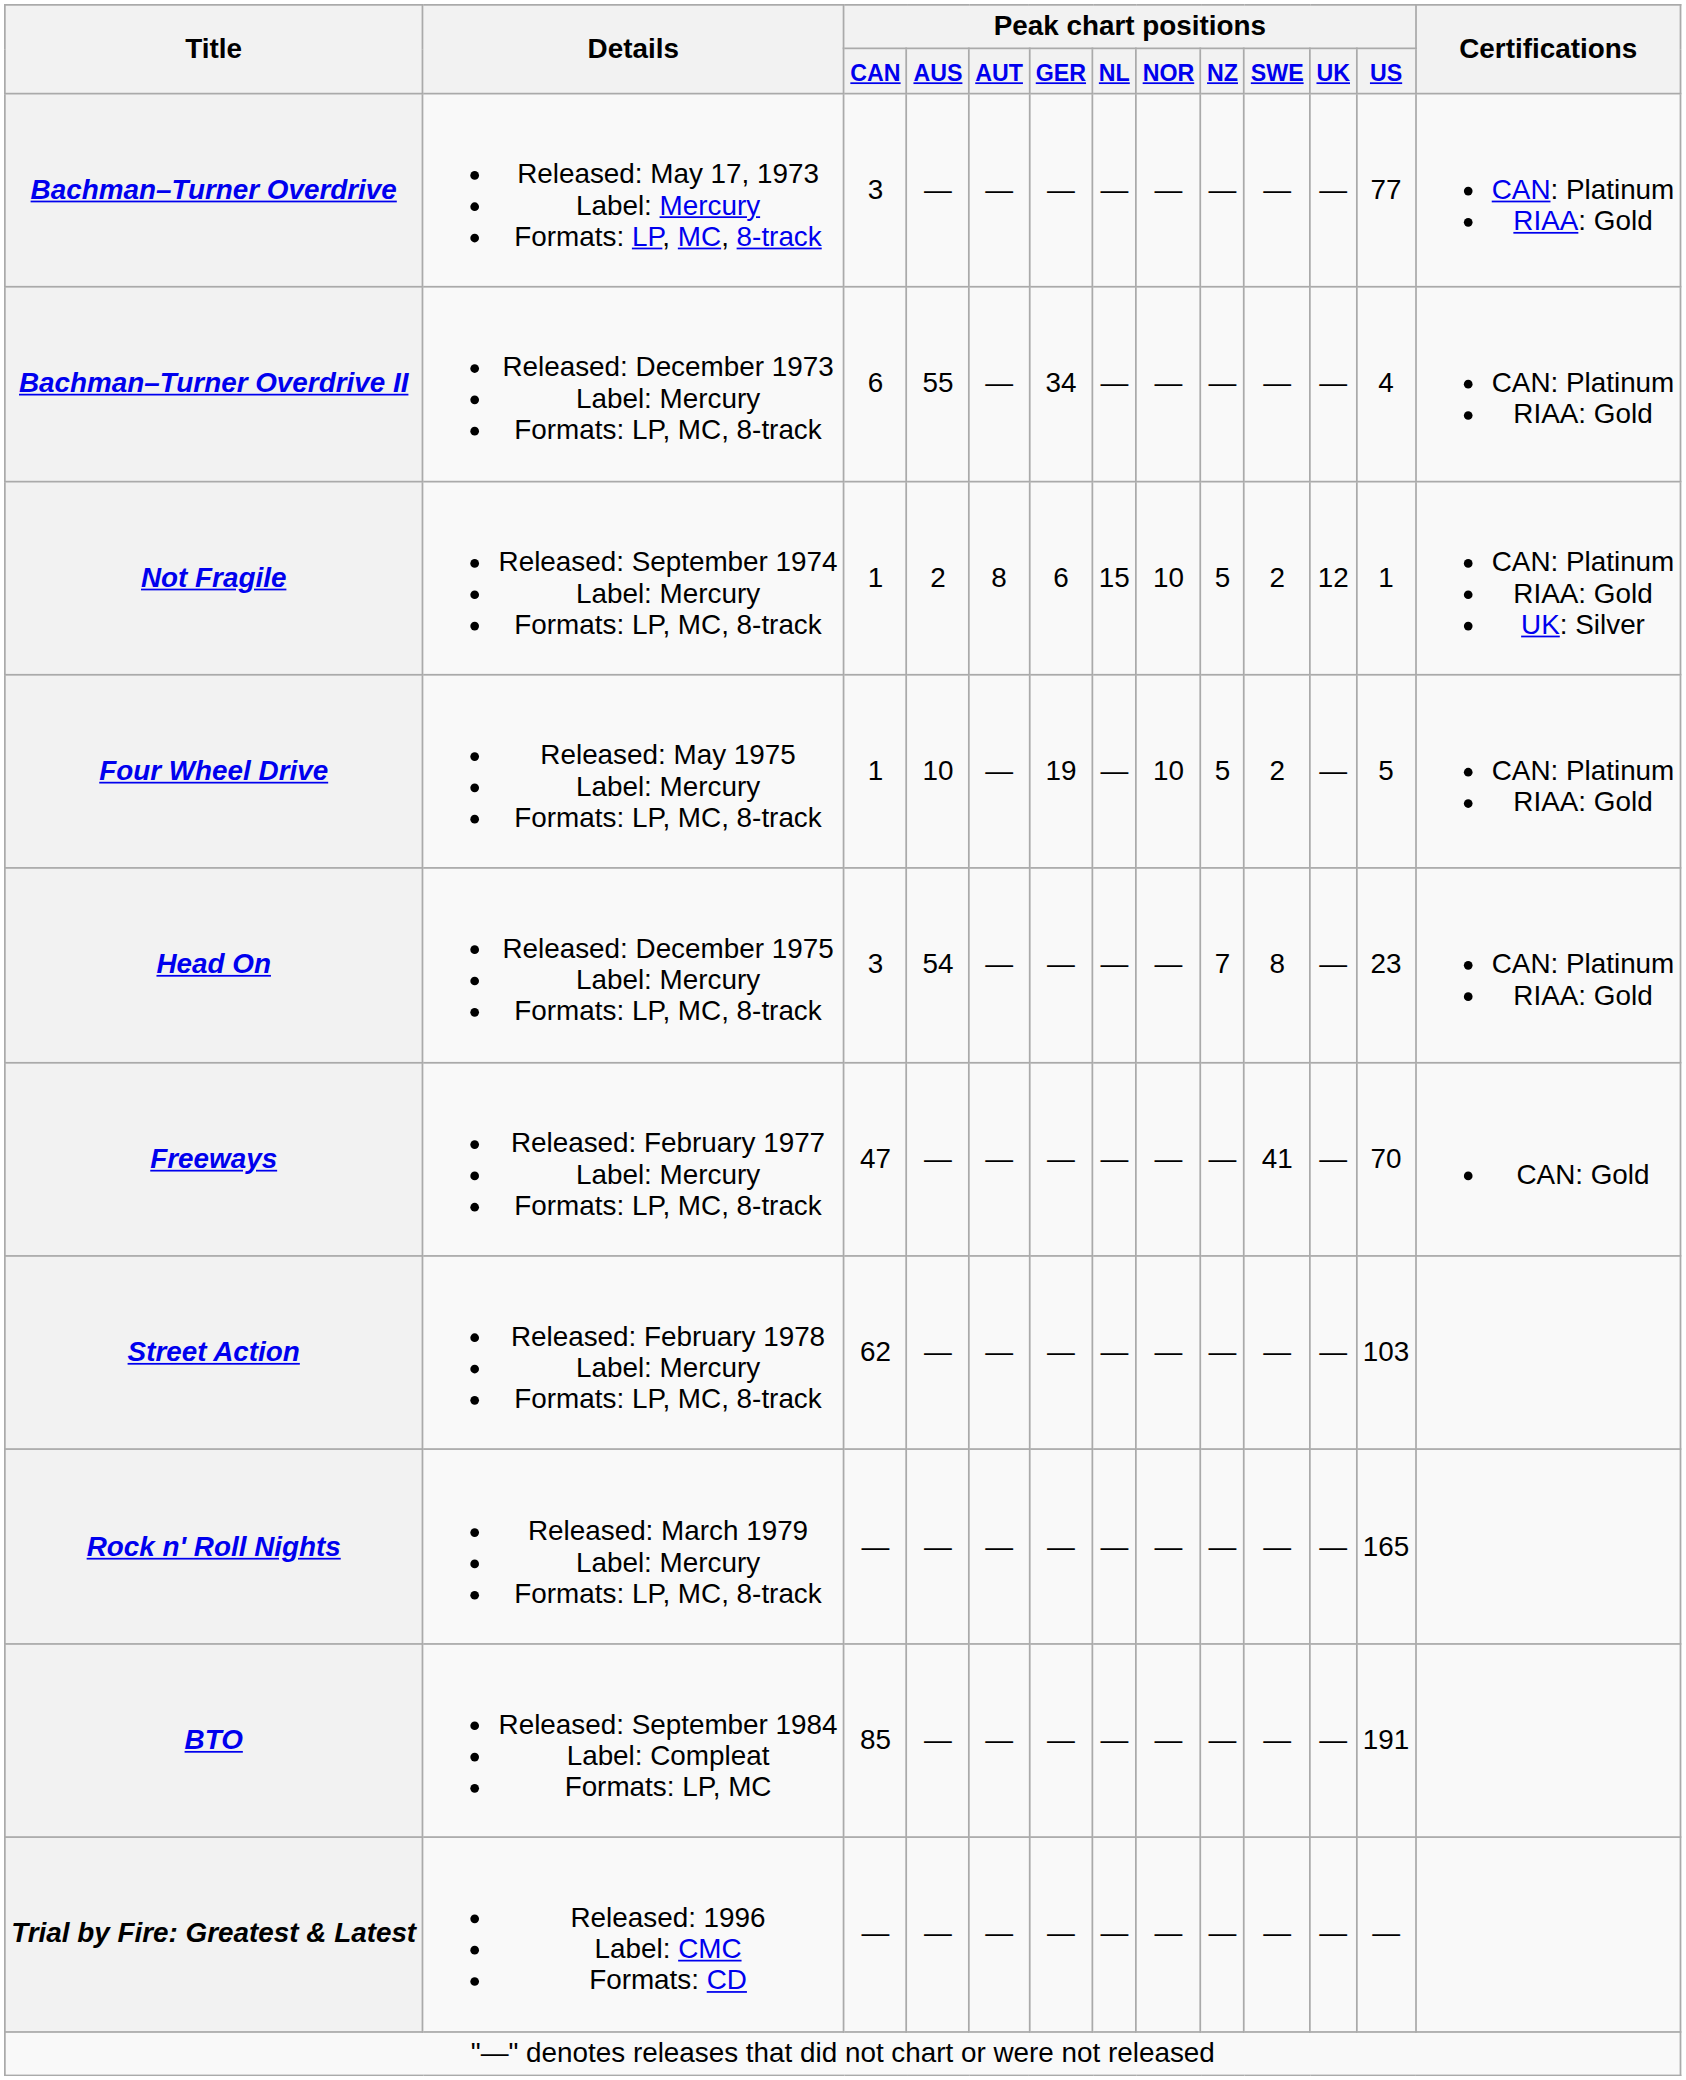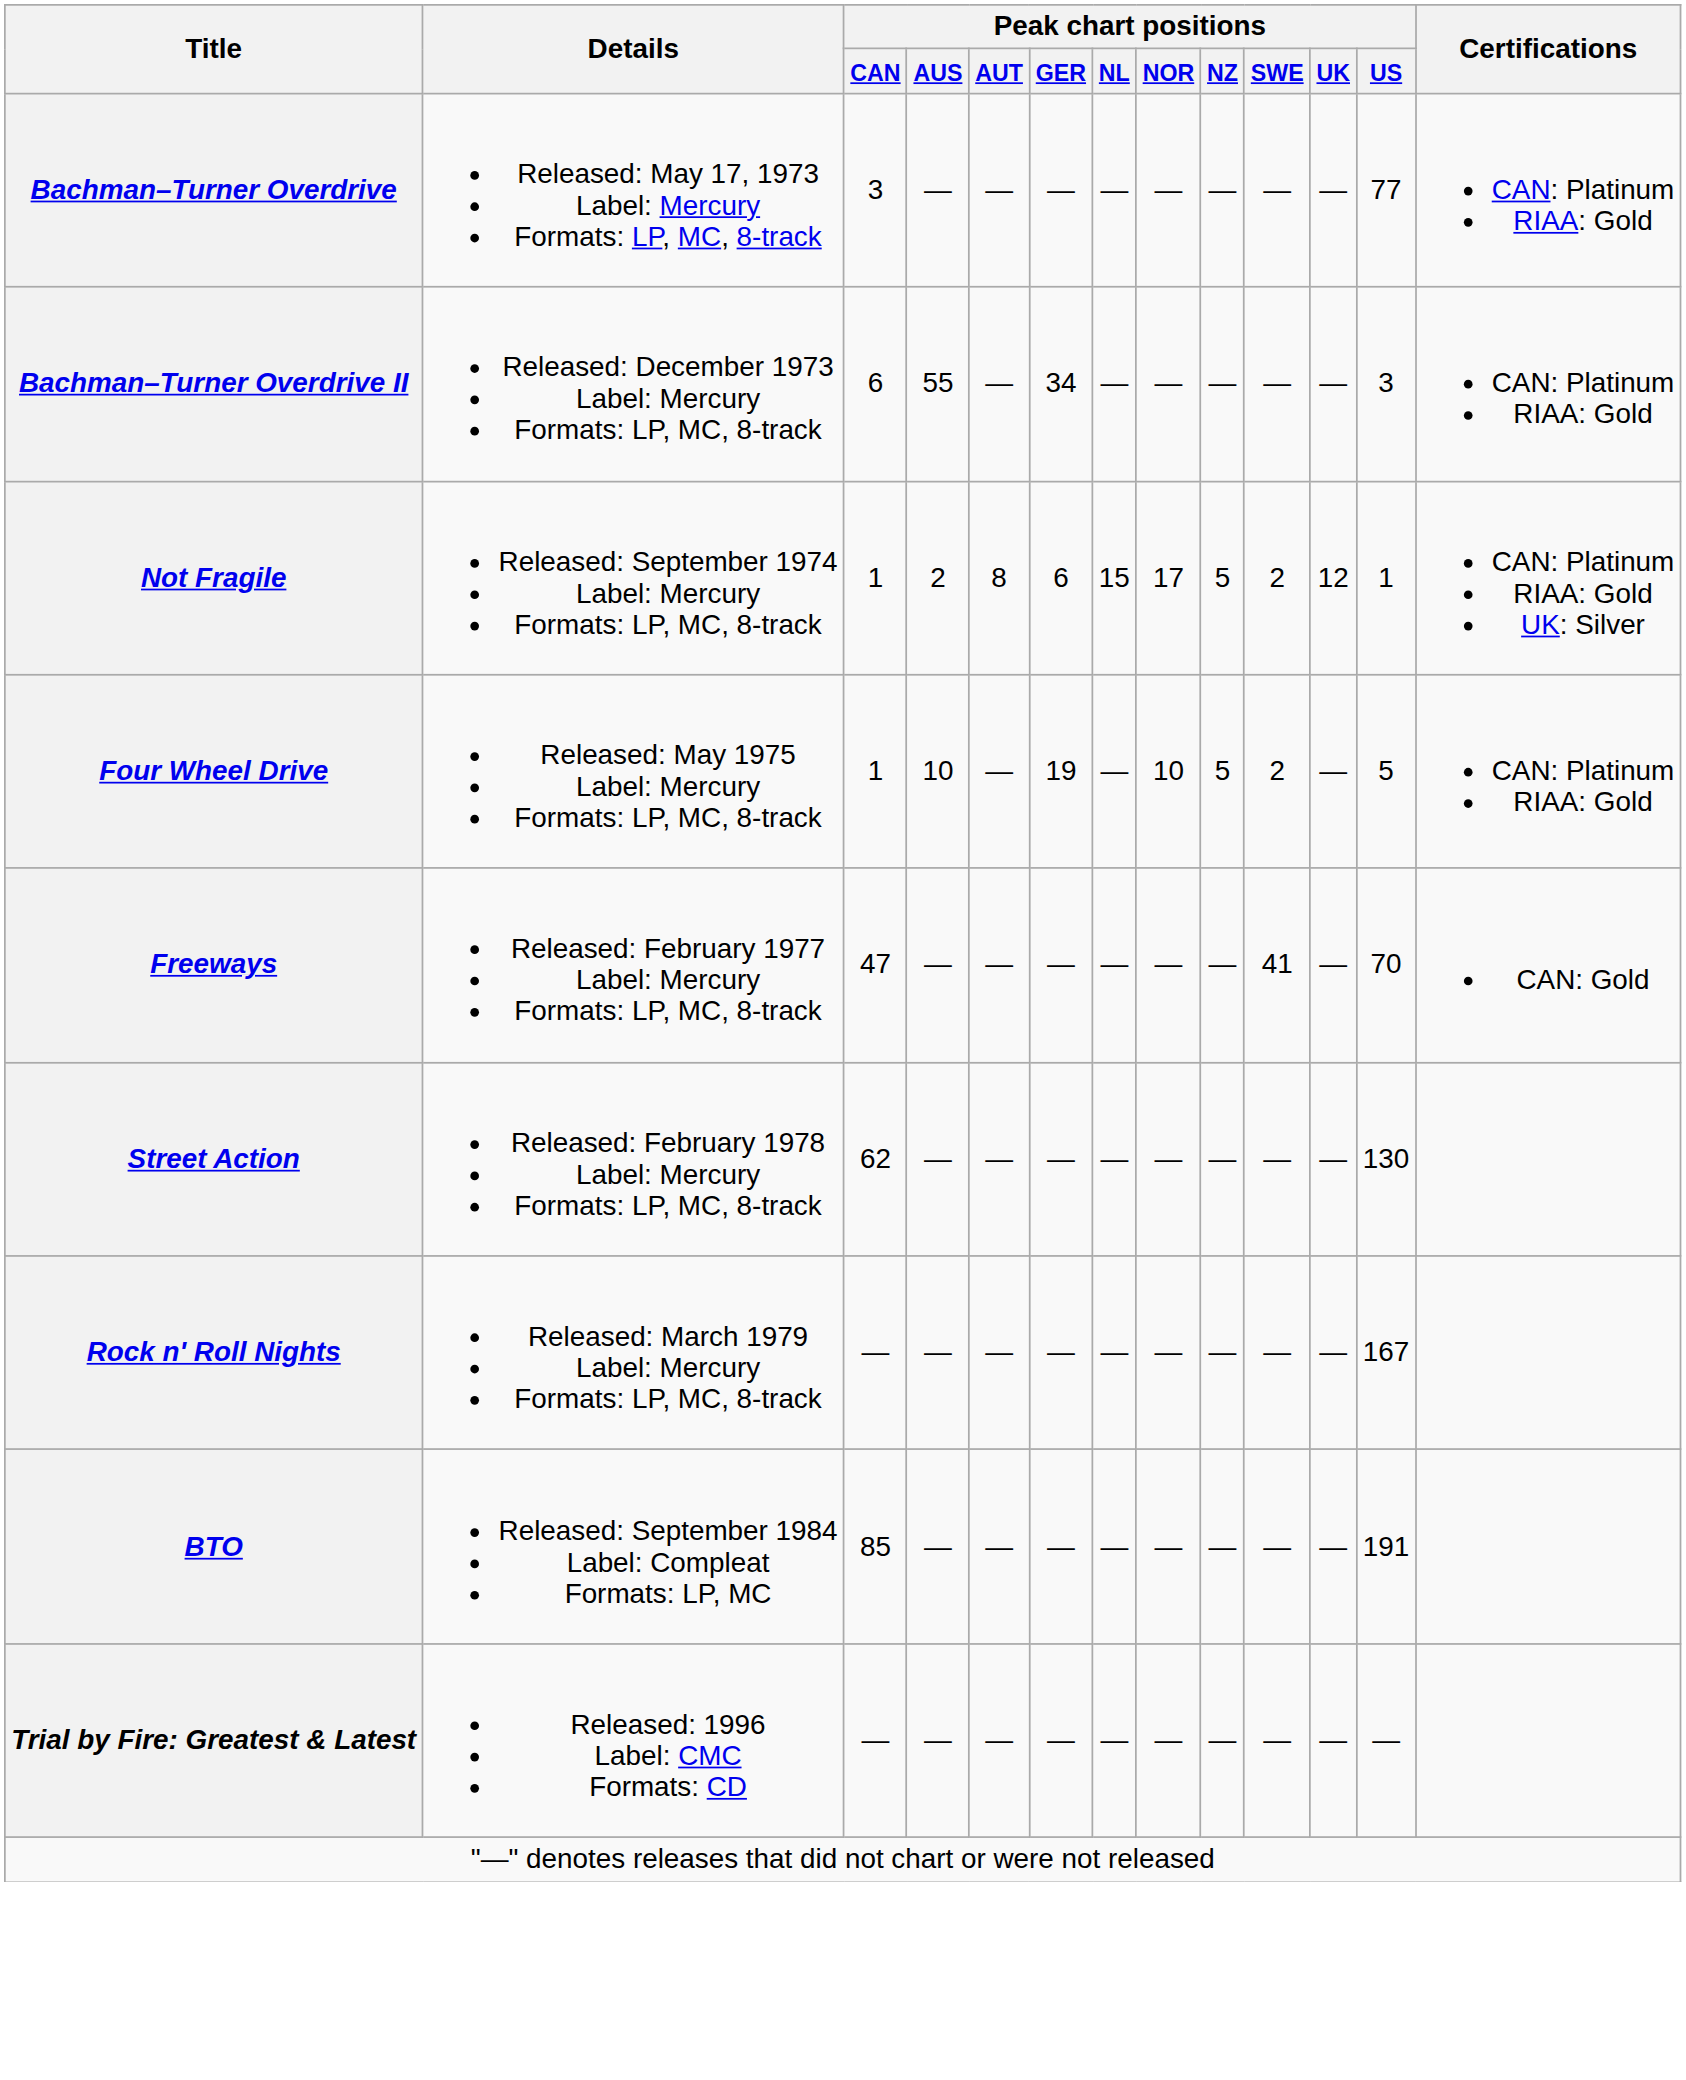(1386, 383) 4 -> (1386, 383) 3
(1168, 577) 10 -> (1168, 577) 17
- row: (214, 964)
(1386, 1352) 103 -> (1386, 1158) 130
(1386, 1546) 165 -> (1386, 1352) 167
